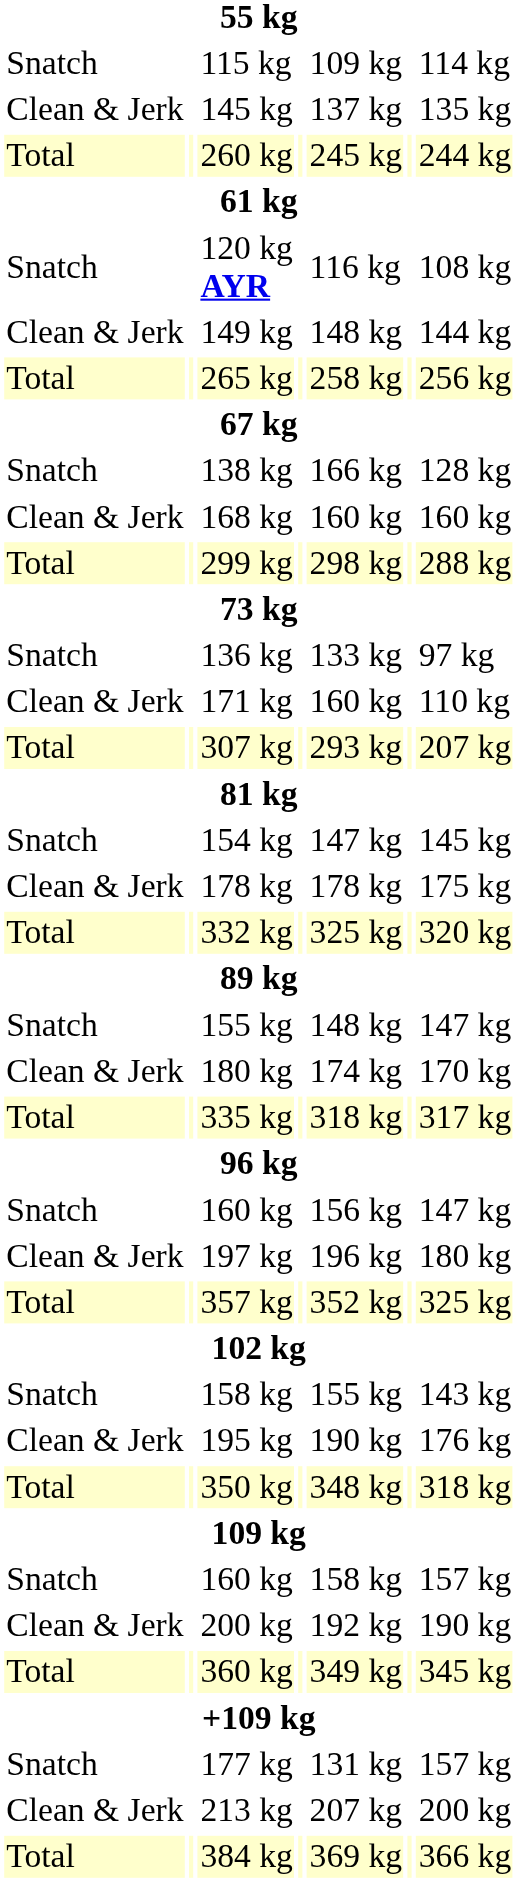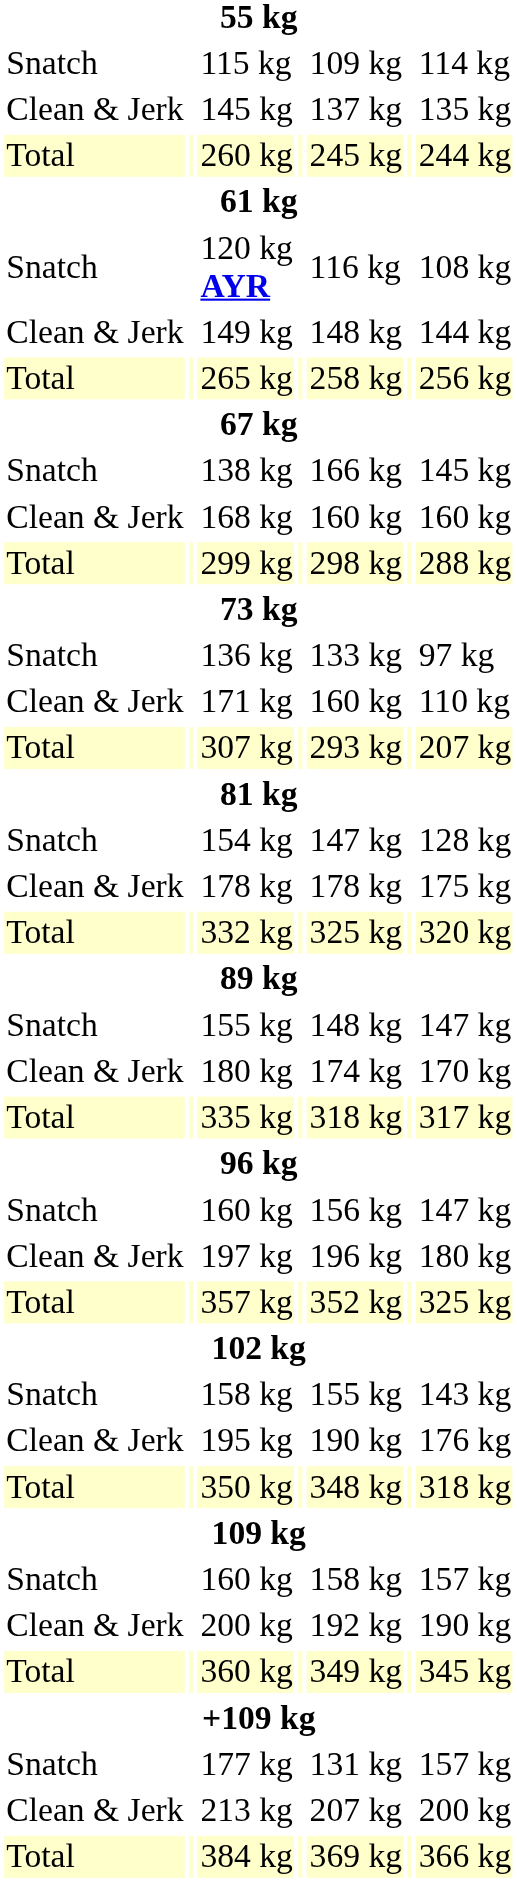(465, 470) 128 kg -> (465, 470) 145 kg
(465, 839) 145 kg -> (465, 839) 128 kg
